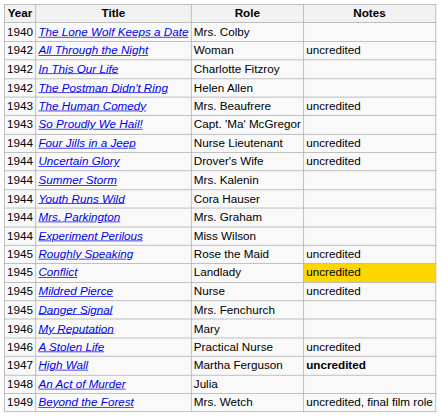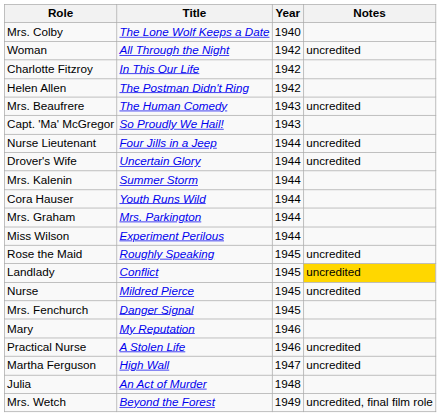columns swapped: (20, 13) <-> (247, 13)
(336, 365) bold -> (333, 365) normal
